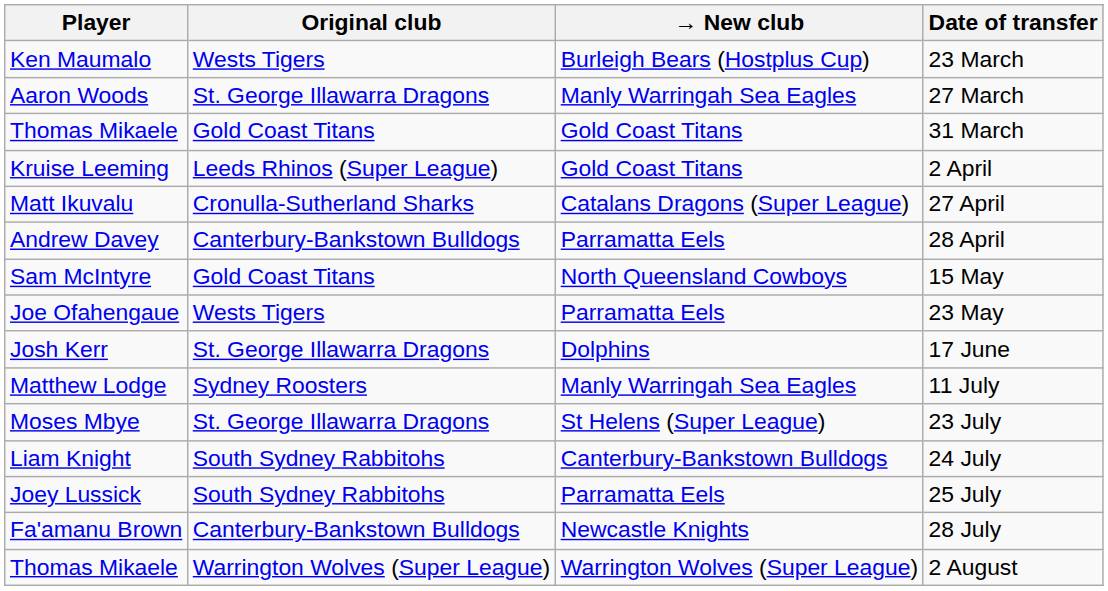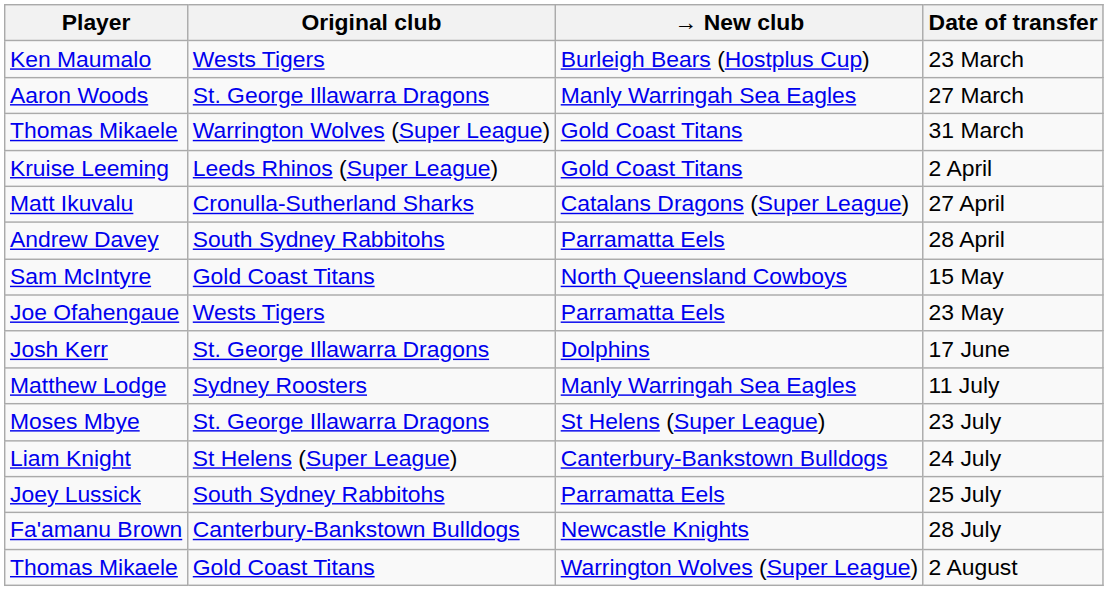(284, 131) Gold Coast Titans -> (371, 131) Warrington Wolves (Super League)
(356, 240) Canterbury-Bankstown Bulldogs -> (319, 240) South Sydney Rabbitohs
(319, 458) South Sydney Rabbitohs -> (325, 458) St Helens (Super League)
(371, 566) Warrington Wolves (Super League) -> (284, 566) Gold Coast Titans
